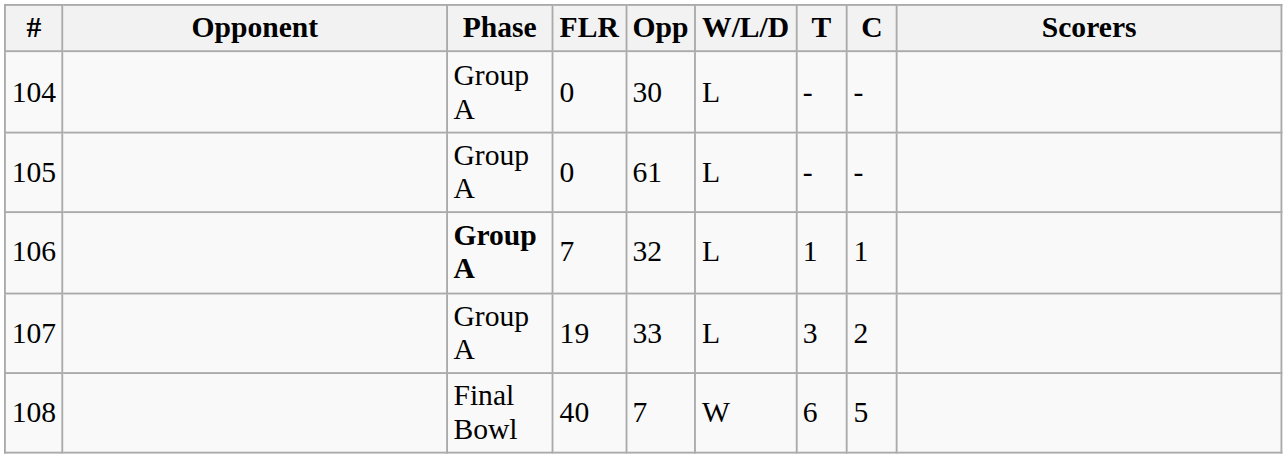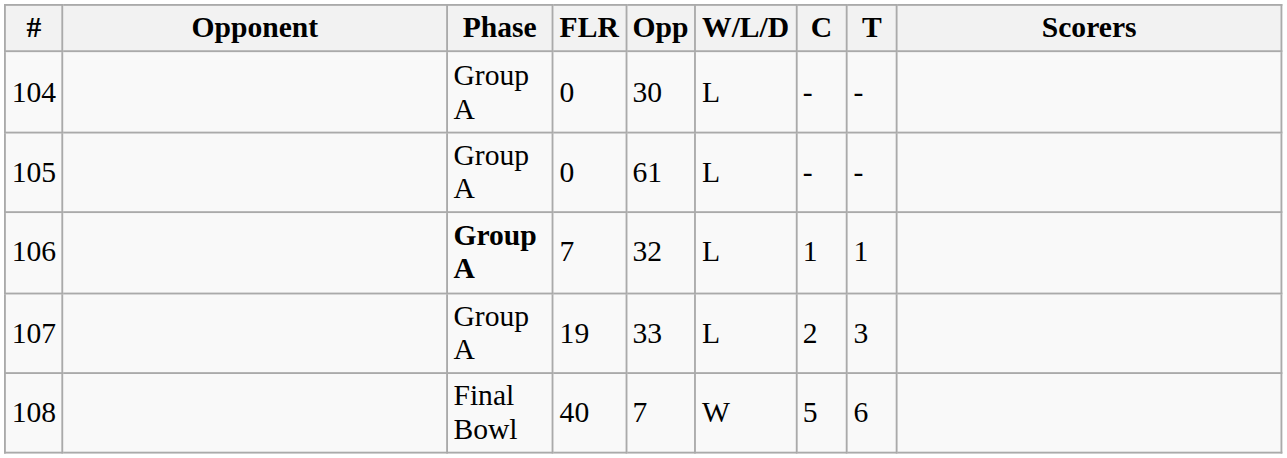columns swapped: (821, 27) <-> (872, 27)
